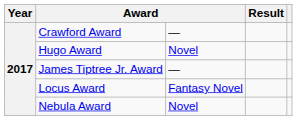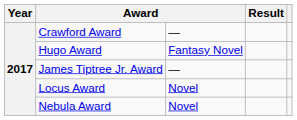(183, 50) Novel -> (206, 50) Fantasy Novel
(206, 87) Fantasy Novel -> (183, 87) Novel
